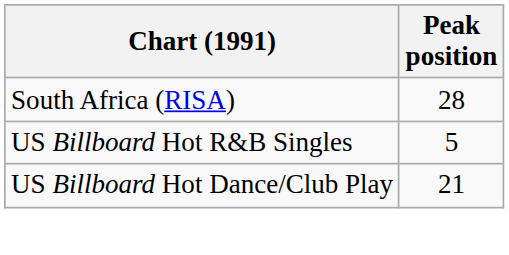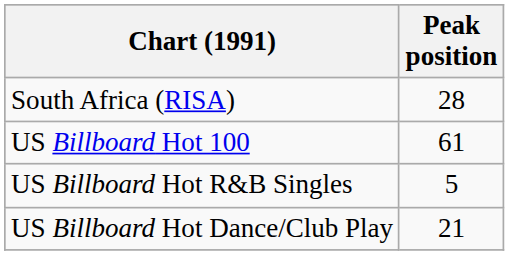+ row: (130, 142)
